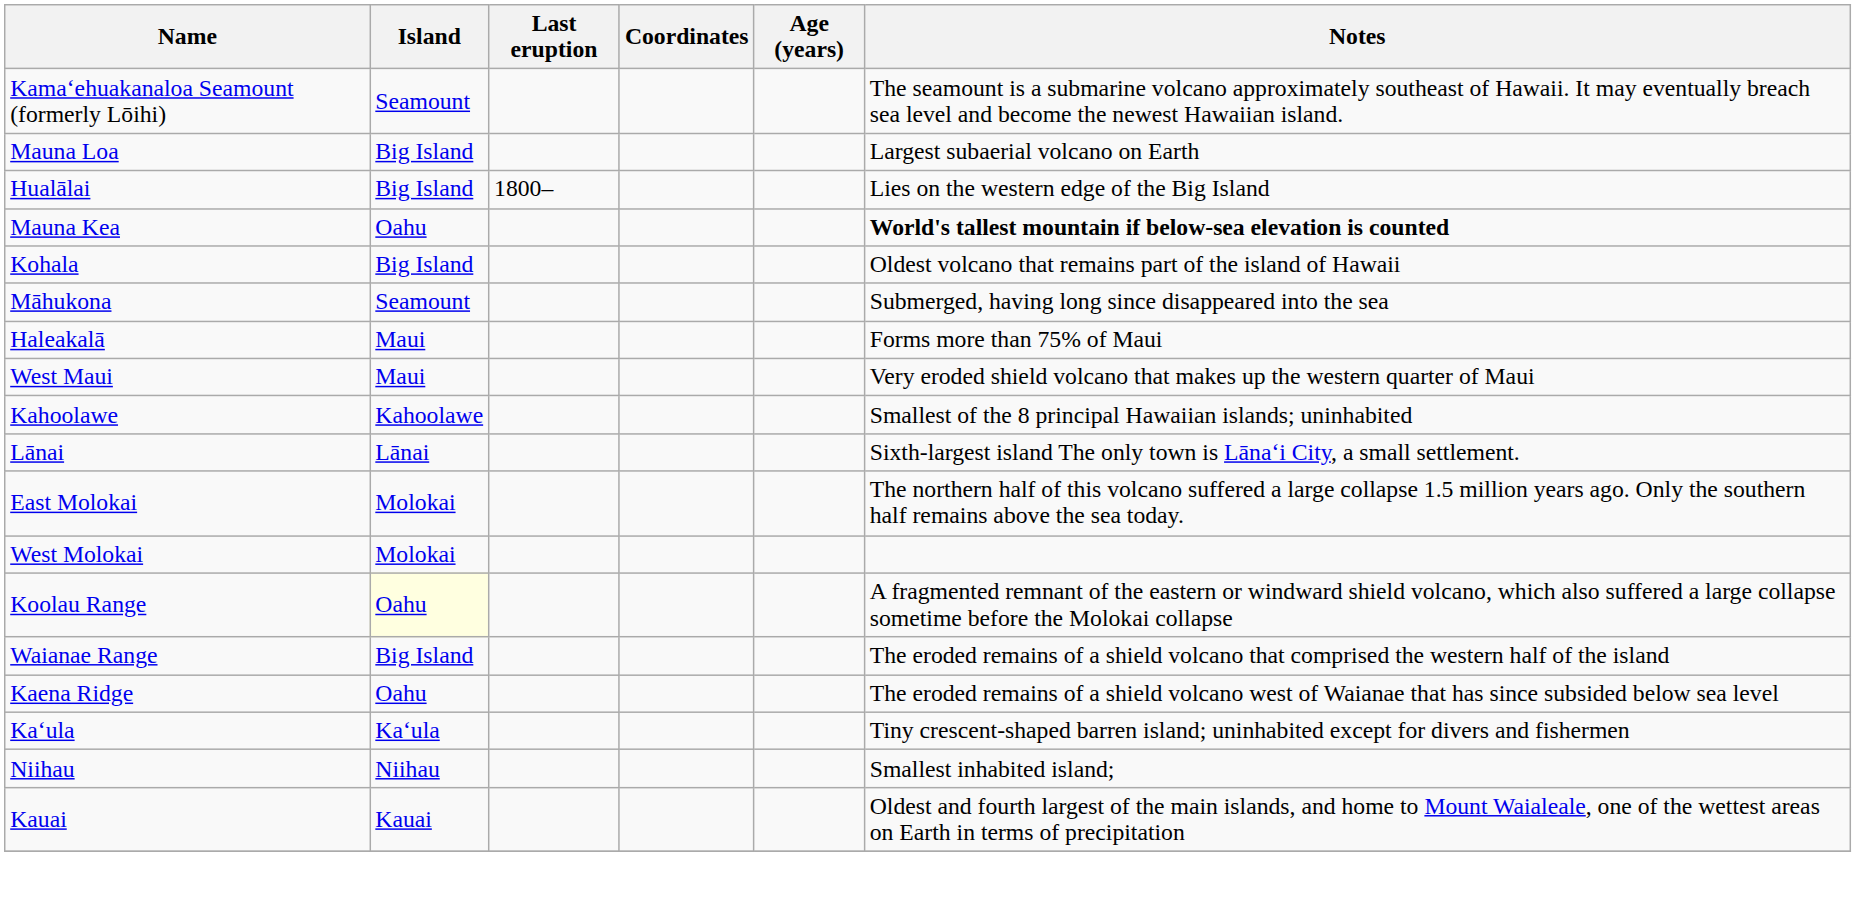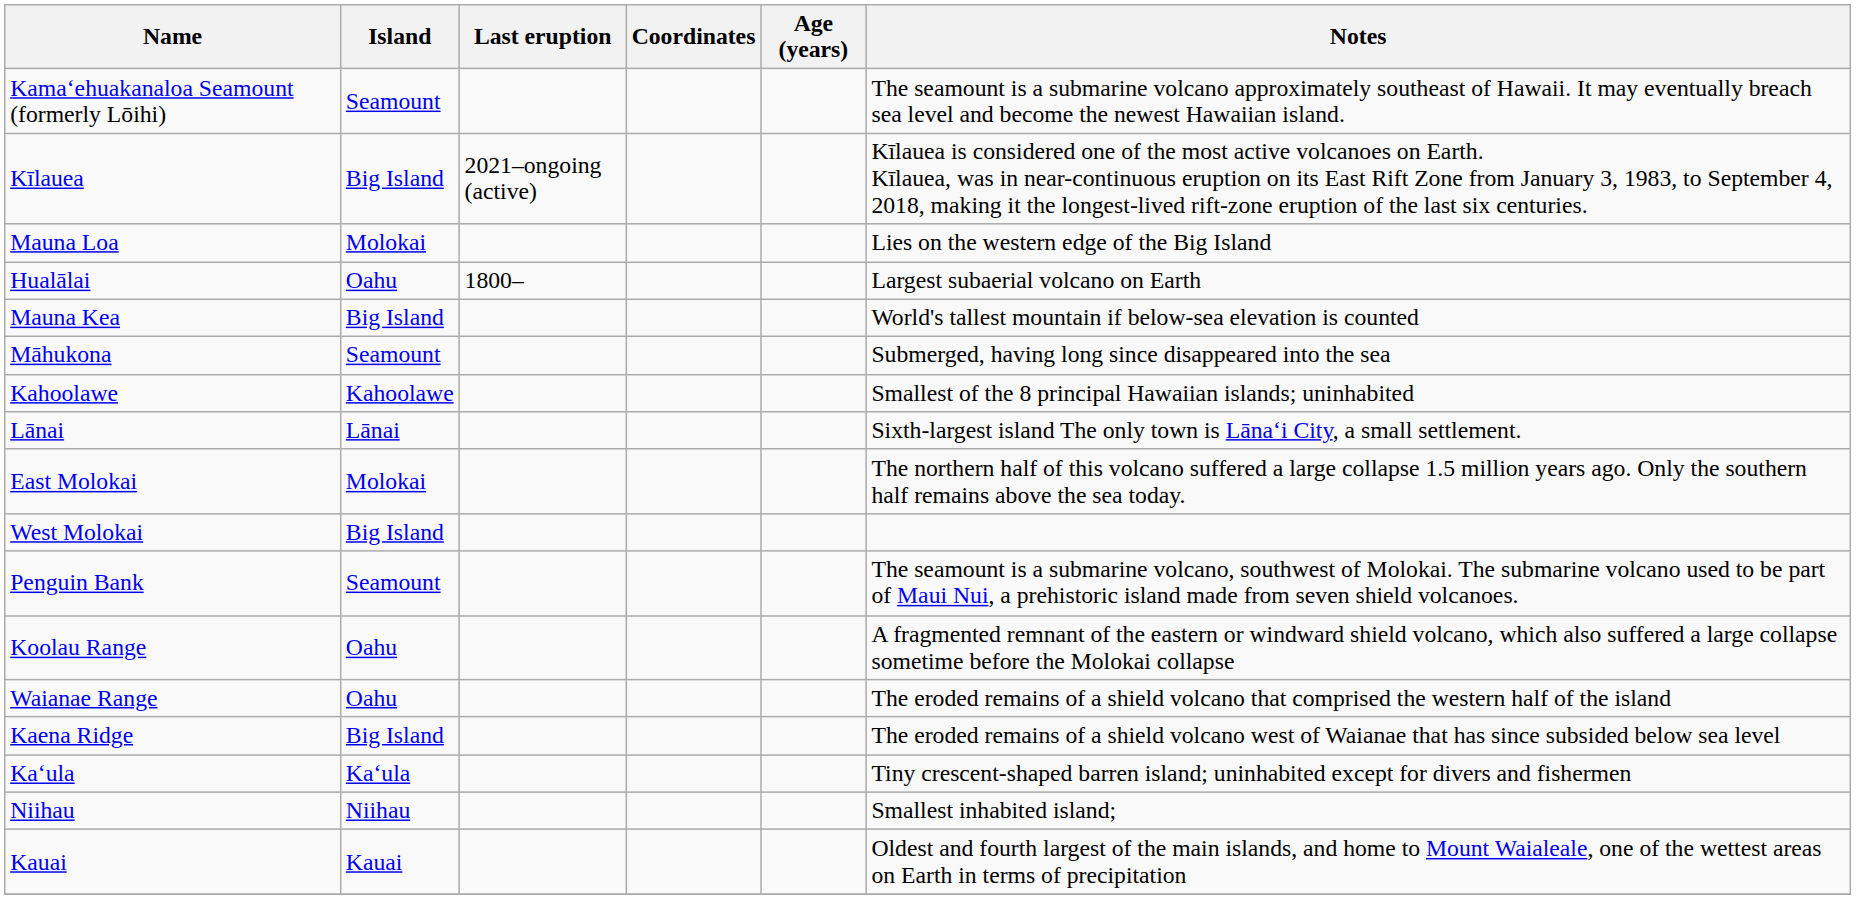+ row: (47, 178)
(424, 151) Big Island -> (386, 242) Molokai
(1035, 151) Largest subaerial volcano on Earth -> (1071, 242) Lies on the western edge of the Big Island
(424, 189) Big Island -> (371, 280) Oahu
(1070, 189) Lies on the western edge of the Big Island -> (1036, 280) Largest subaerial volcano on Earth
(401, 226) Oahu -> (395, 317) Big Island
(1160, 226) bold -> (1145, 317) normal
- row: (44, 264)
- row: (58, 339)
- row: (62, 376)
(415, 553) Molokai -> (395, 532) Big Island
+ row: (77, 582)
(401, 604) lightyellow background -> (371, 647) no background
(424, 655) Big Island -> (371, 697) Oahu
(401, 693) Oahu -> (395, 735) Big Island
